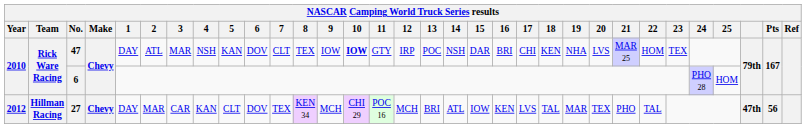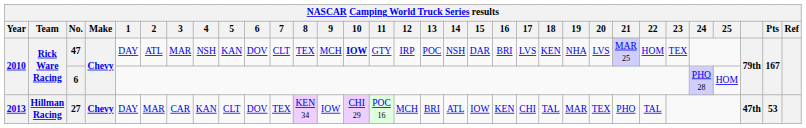(331, 52) IOW -> (331, 52) MCH
(528, 52) CHI -> (528, 52) LVS
(16, 109) 2012 -> (16, 109) 2013
(331, 109) MCH -> (331, 109) IOW
(528, 109) LVS -> (528, 109) CHI
(773, 109) 56 -> (773, 109) 53
